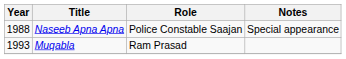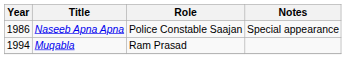(18, 29) 1988 -> (18, 29) 1986
(18, 45) 1993 -> (18, 45) 1994
